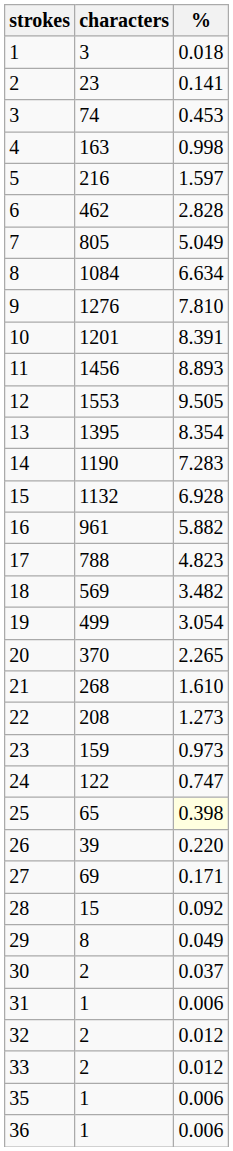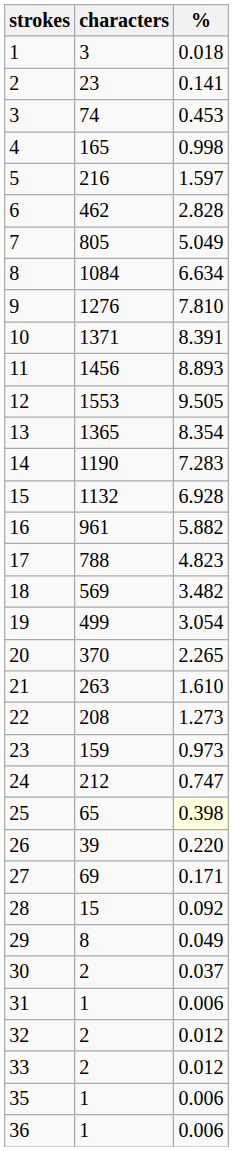(94, 147) 163 -> (94, 147) 165
(99, 337) 1201 -> (99, 337) 1371
(99, 432) 1395 -> (99, 432) 1365
(94, 686) 268 -> (94, 686) 263
(94, 781) 122 -> (94, 781) 212
